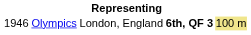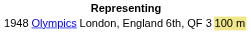(16, 23) 1946 -> (16, 23) 1948
(189, 23) bold -> (189, 23) normal
